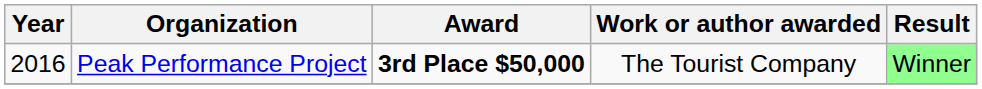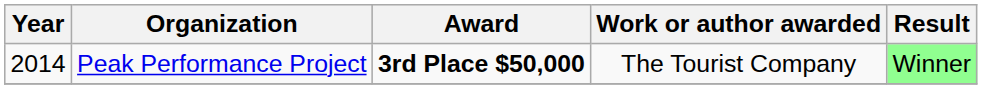(38, 63) 2016 -> (38, 63) 2014
